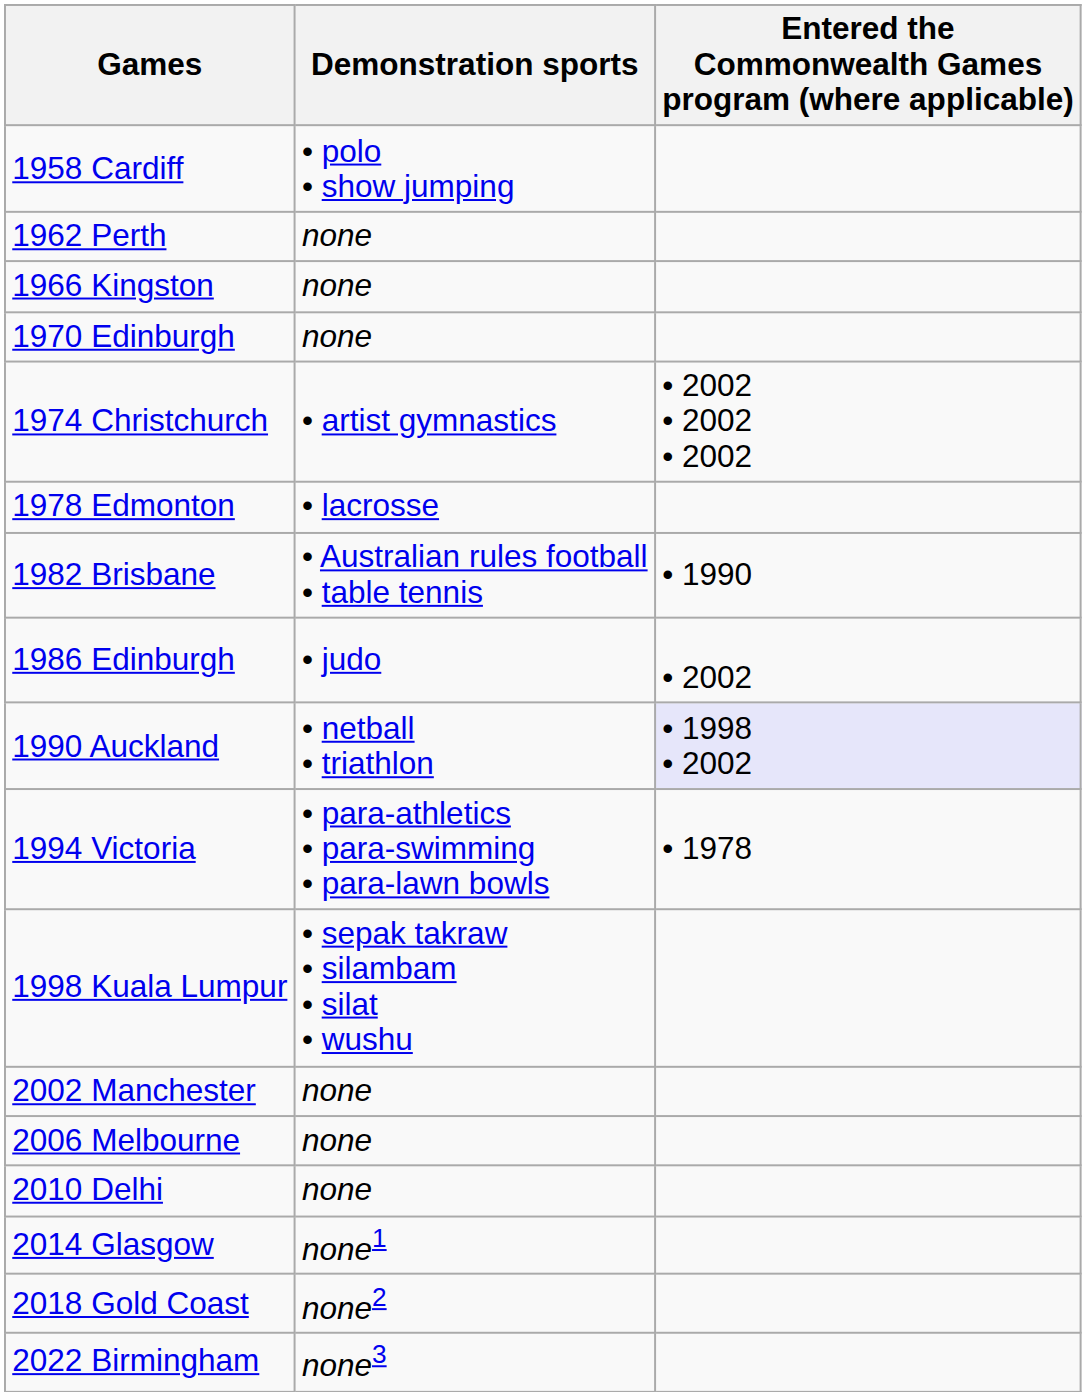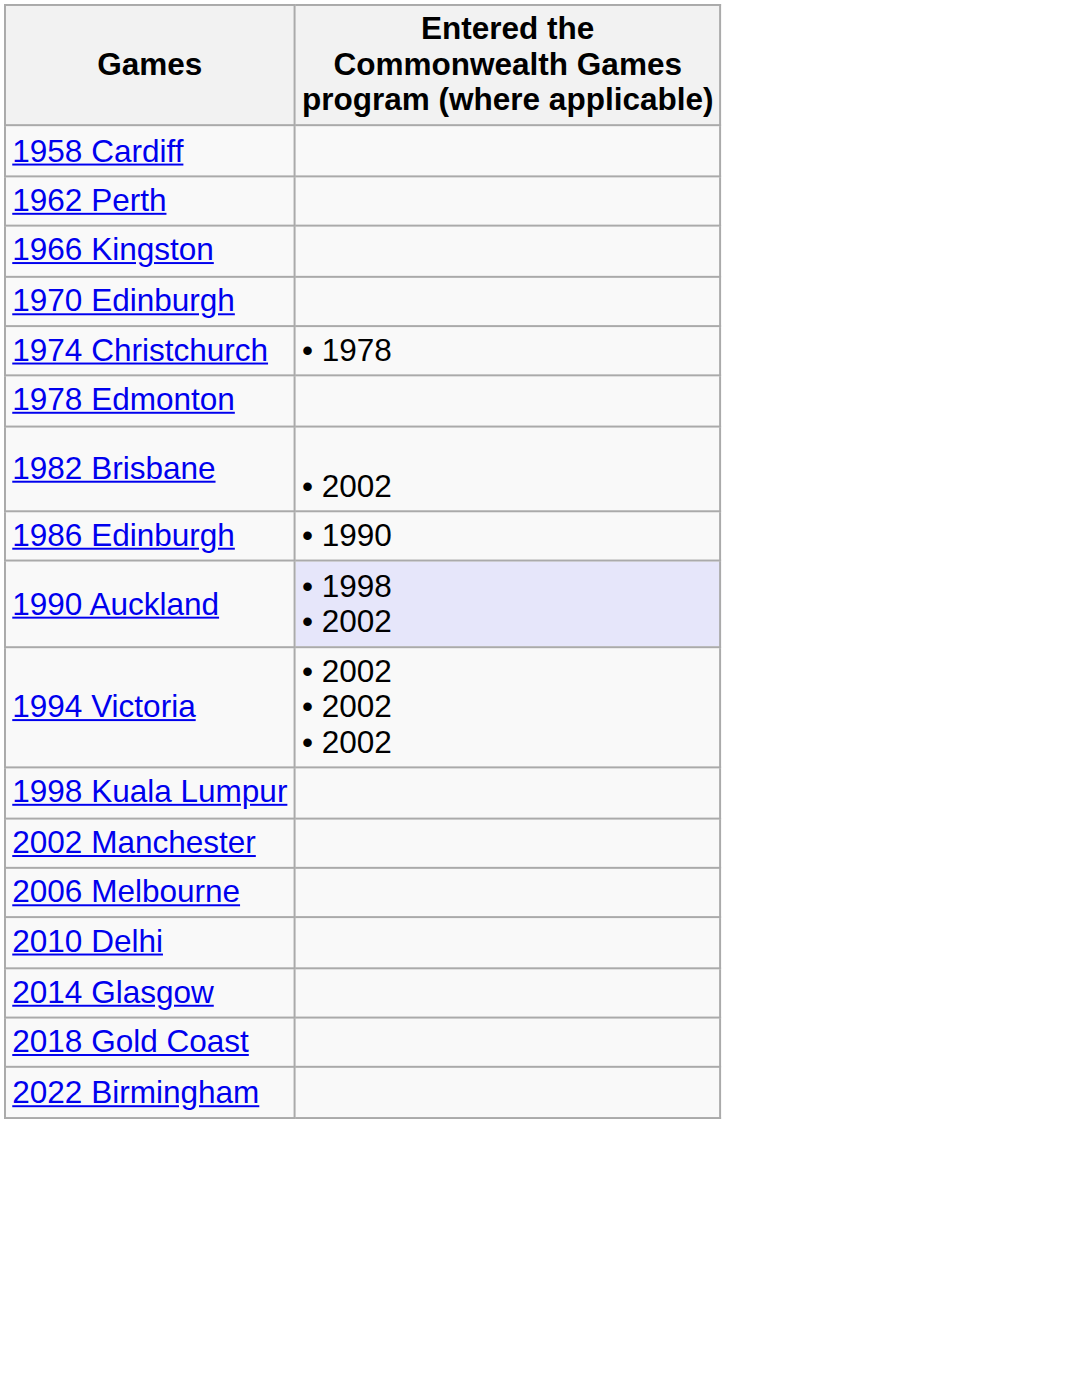- column: (475, 64)
(707, 421) • 2002 • 2002 • 2002 -> (347, 350) • 1978
(707, 574) • 1990 -> (347, 485) • 2002
(707, 677) • 2002 -> (347, 535) • 1990
(707, 848) • 1978 -> (347, 706) • 2002 • 2002 • 2002
